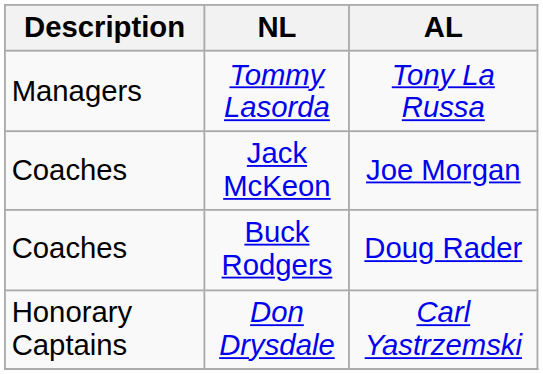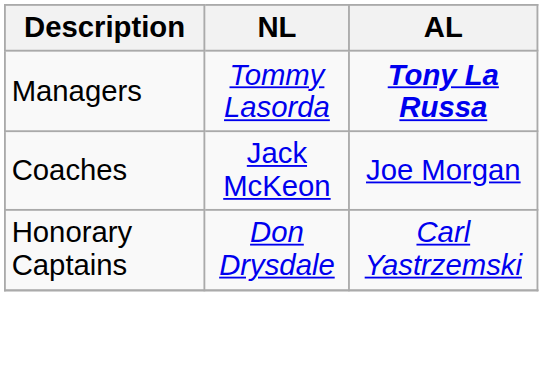(443, 90) normal -> (443, 90) bold
- row: (277, 249)
